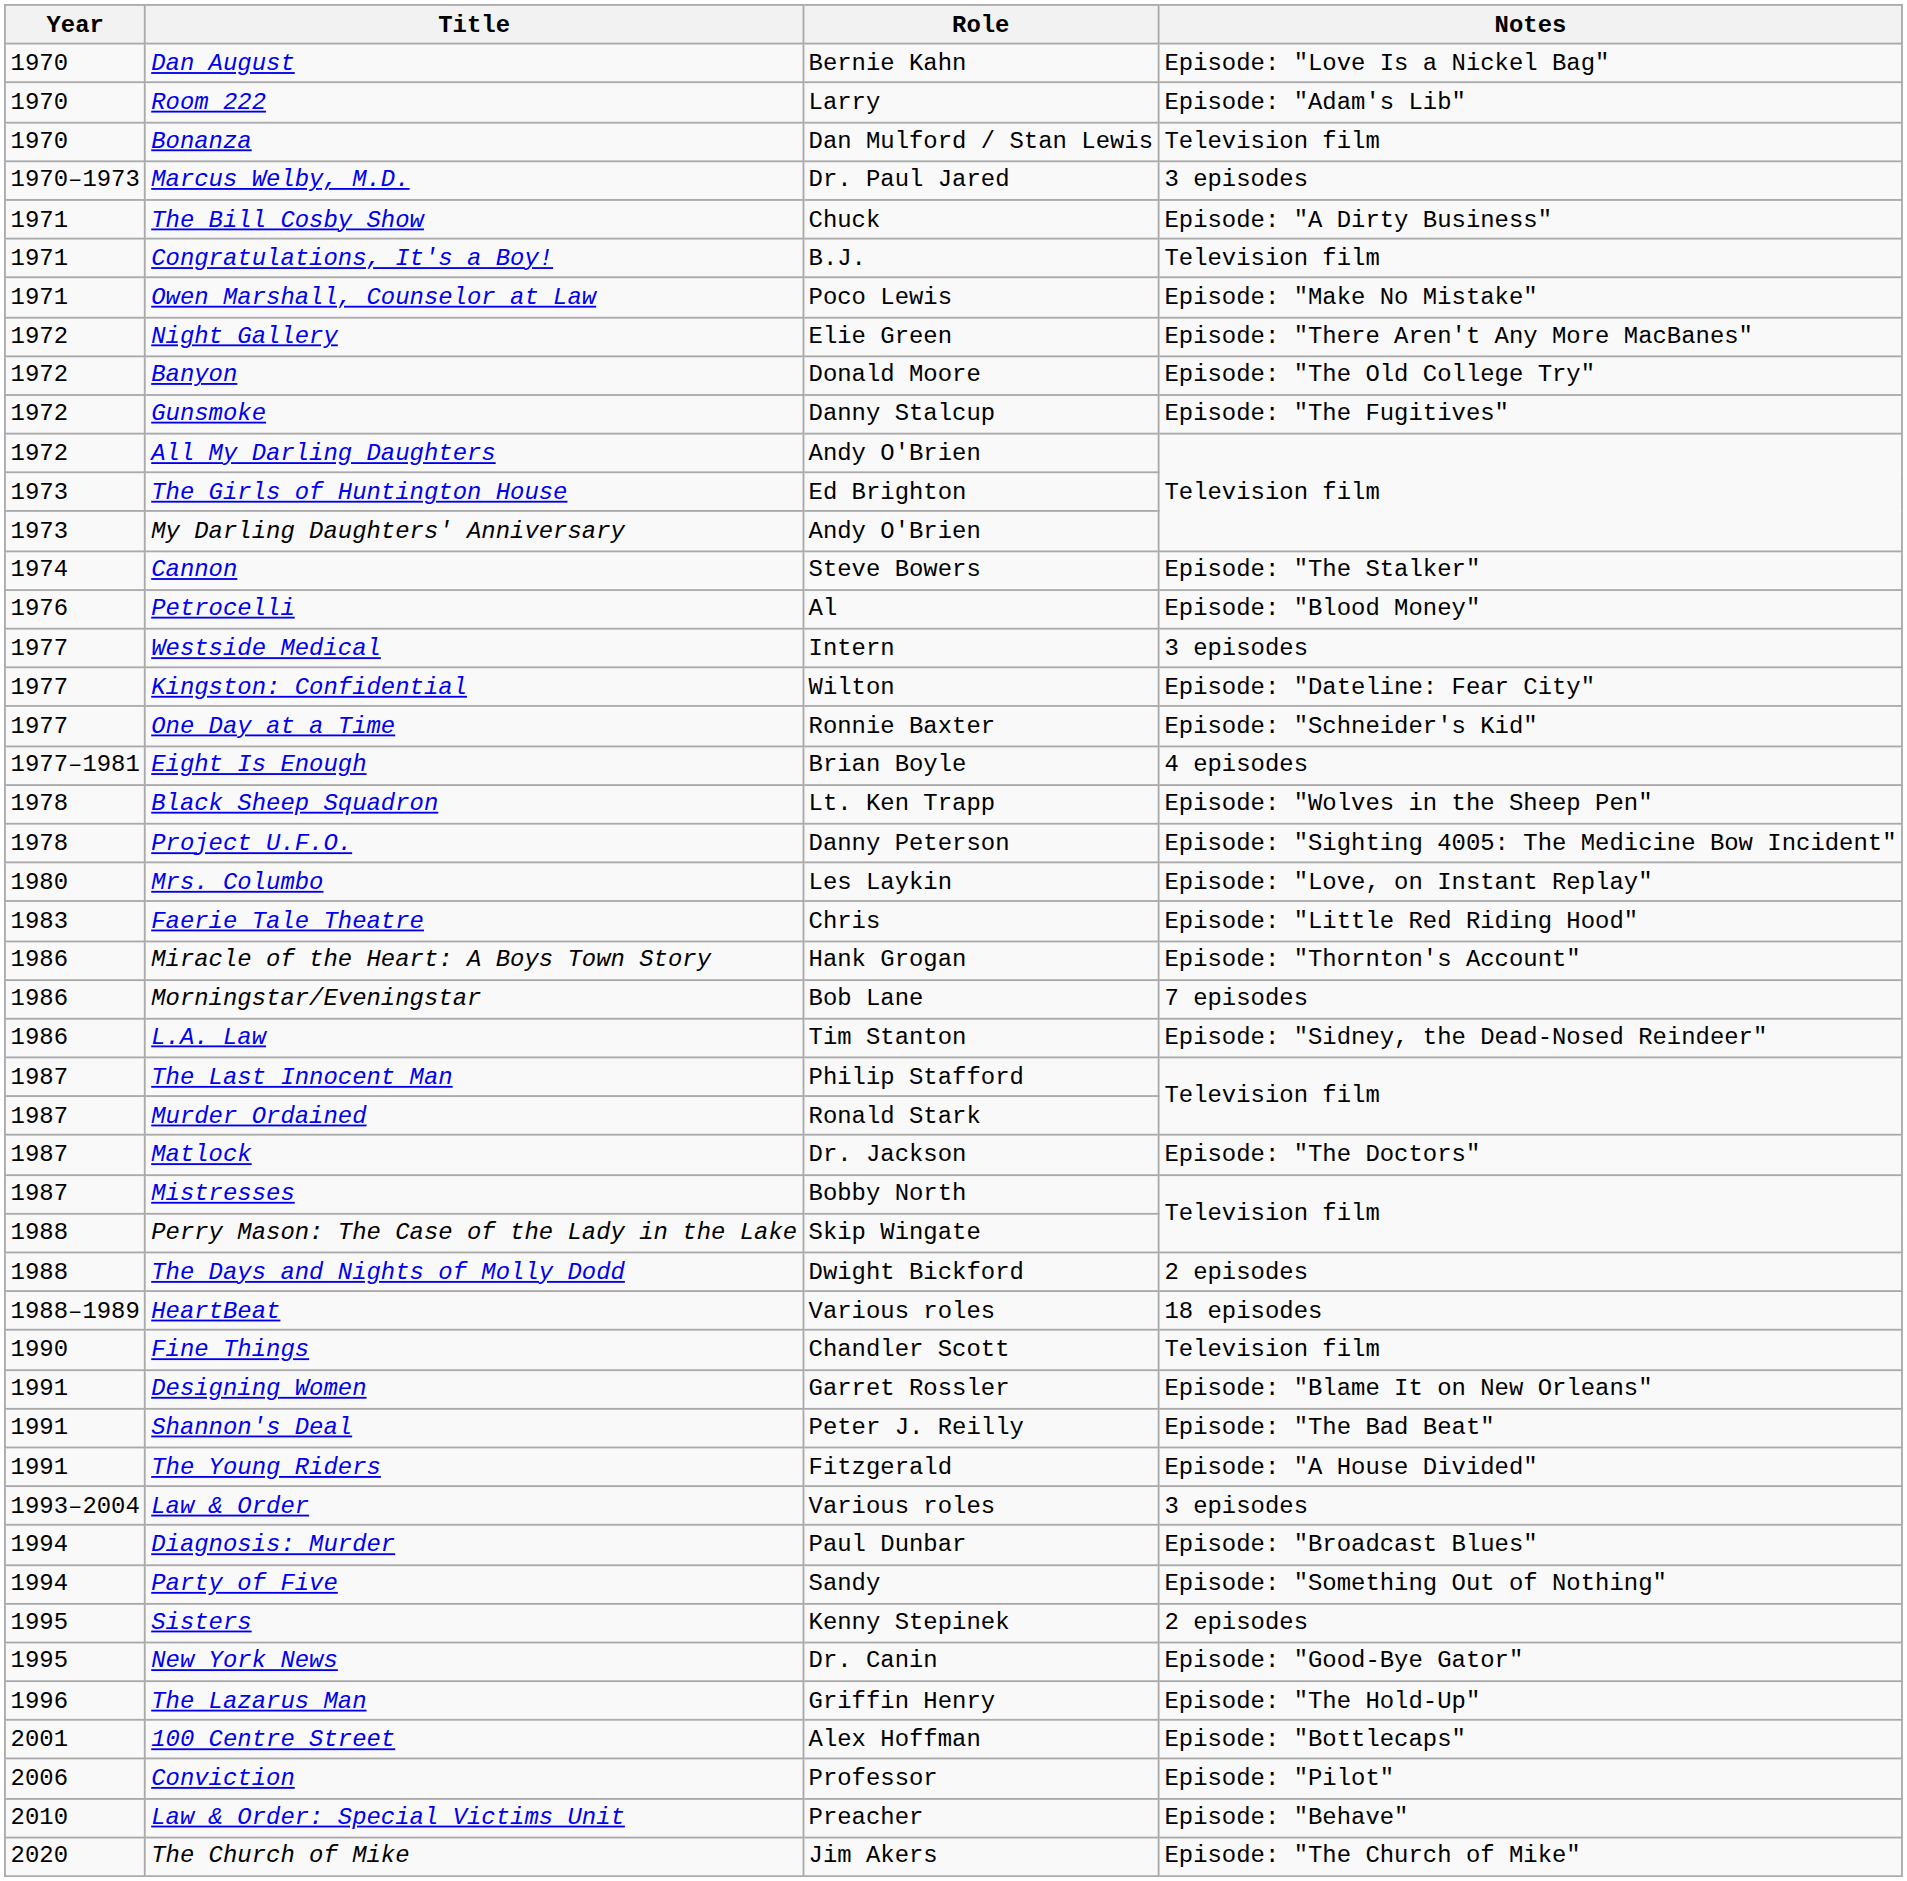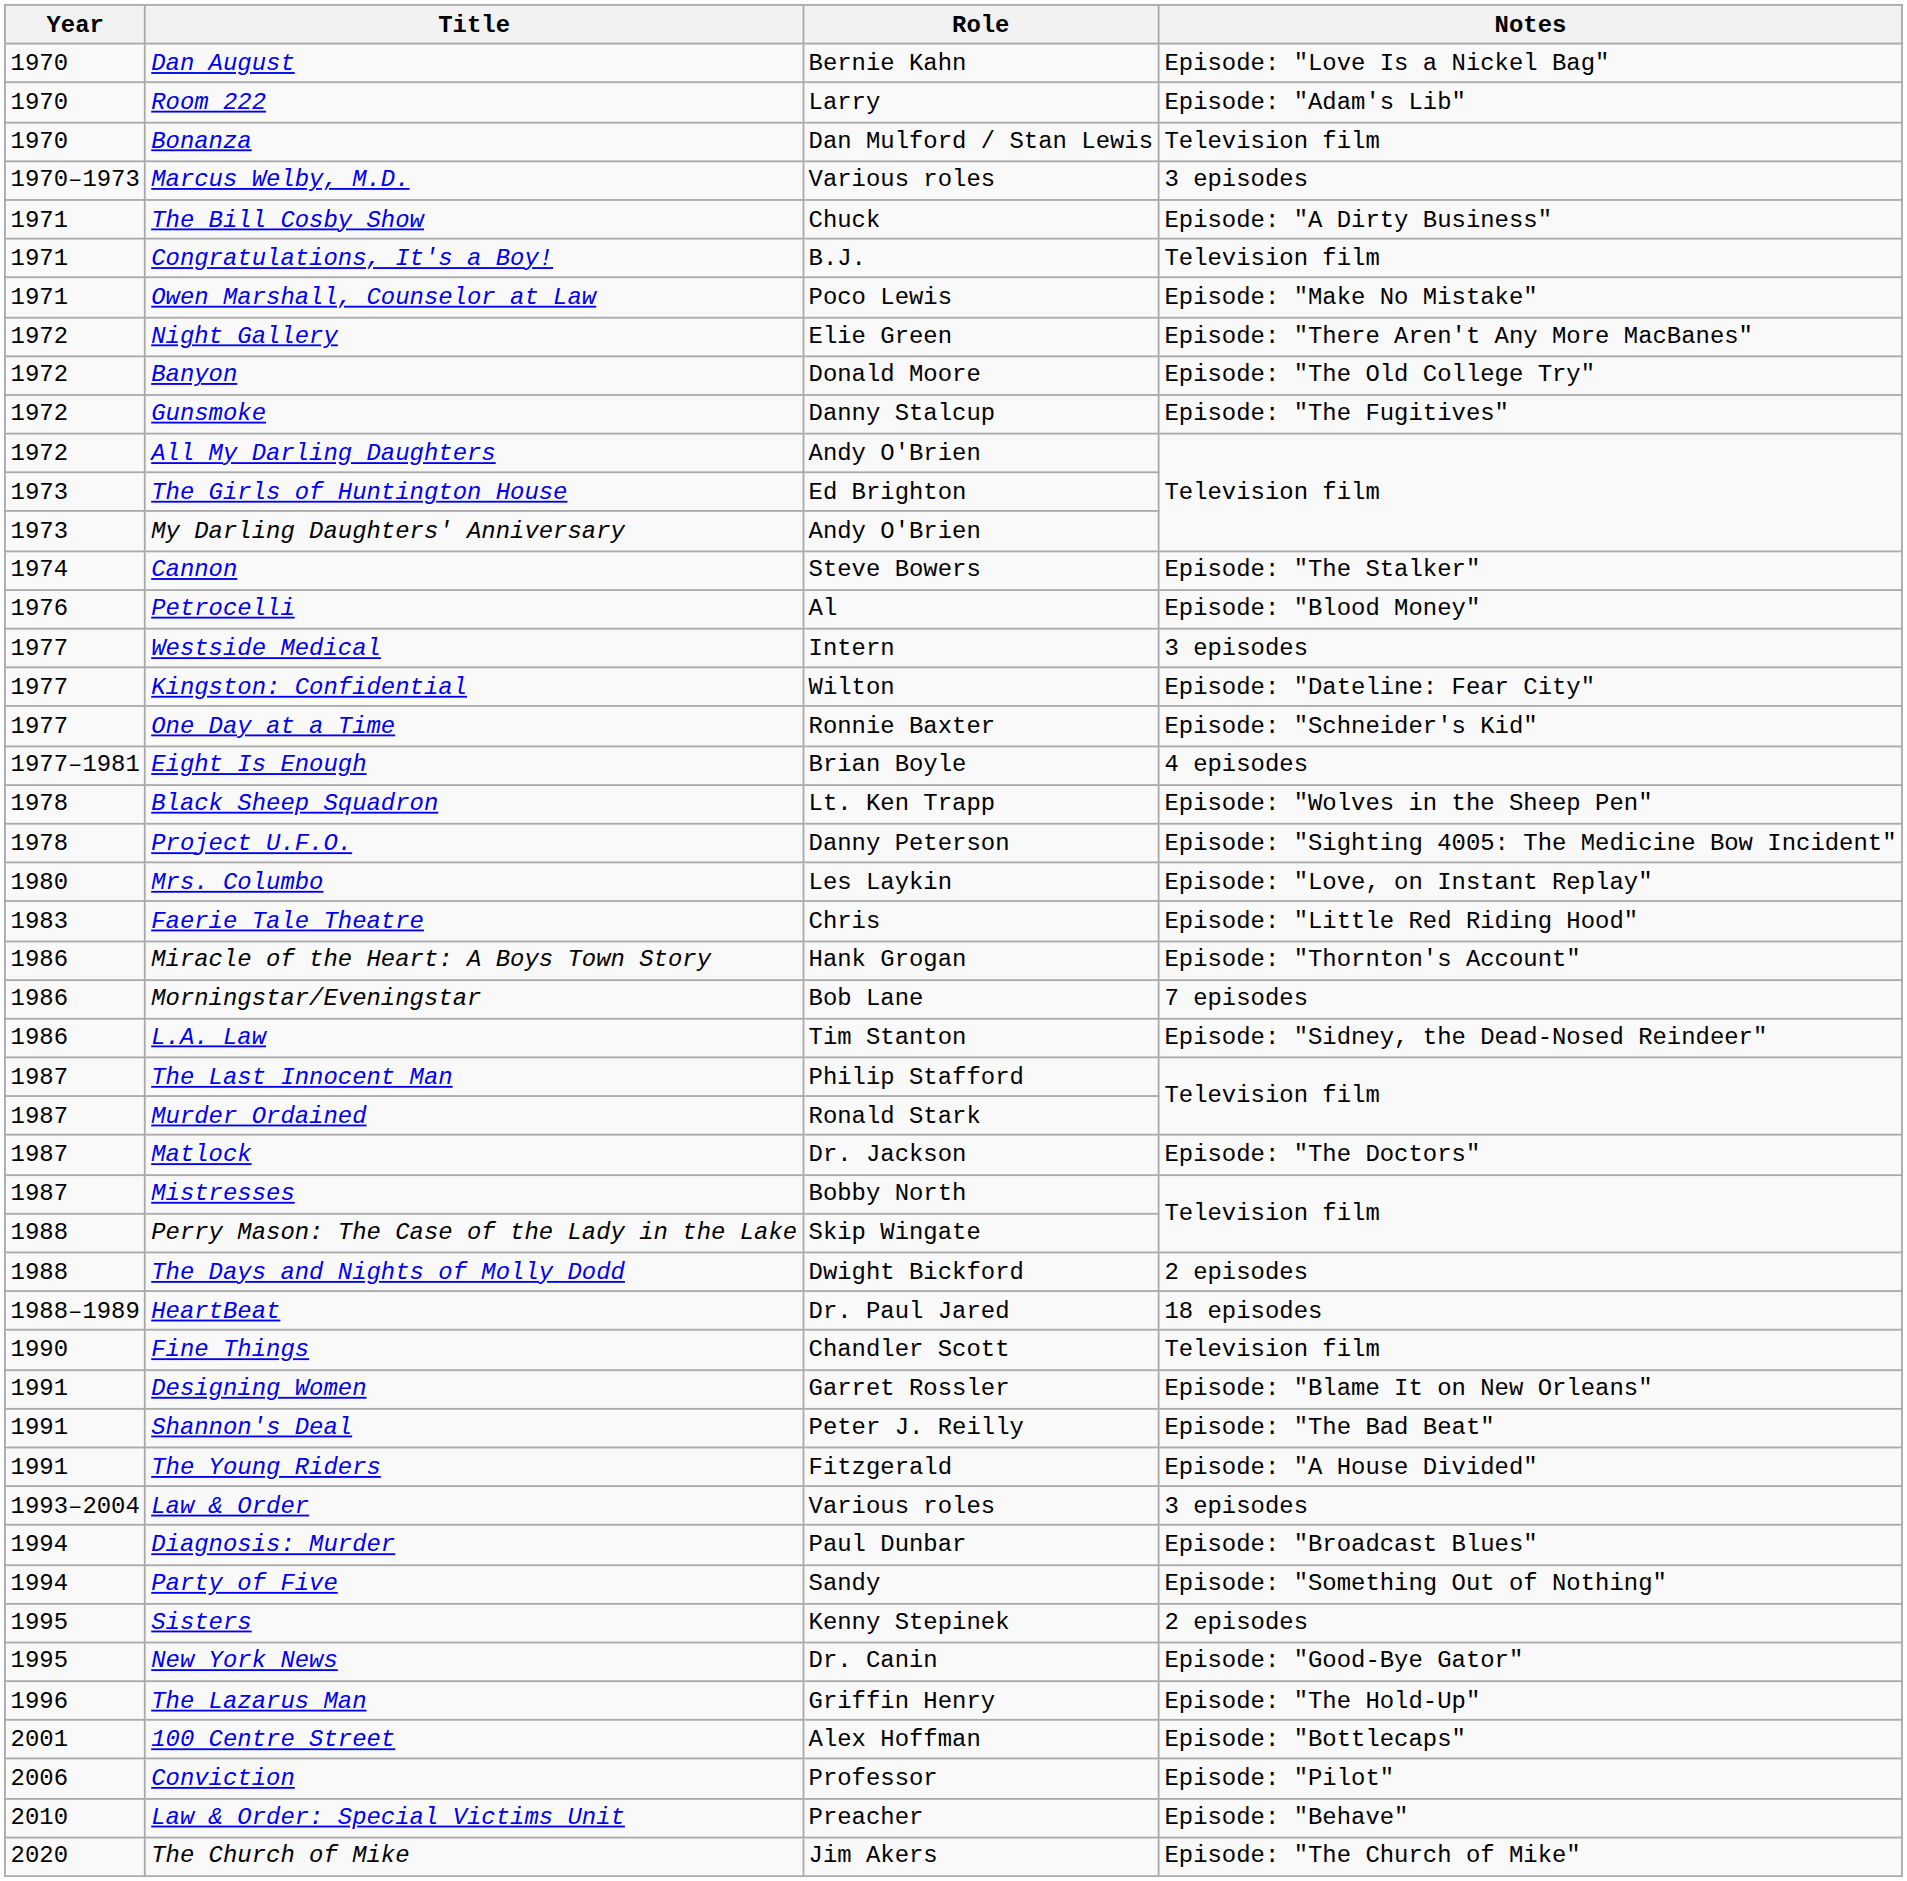(909, 180) Dr. Paul Jared -> (902, 180) Various roles
(902, 1311) Various roles -> (909, 1311) Dr. Paul Jared
